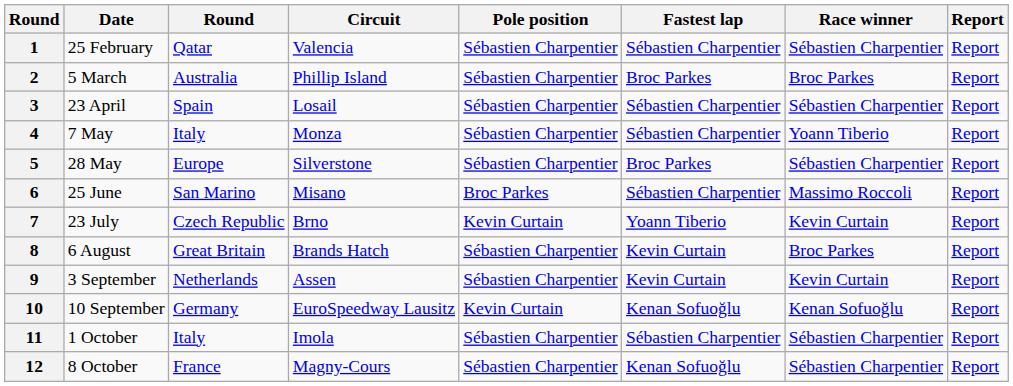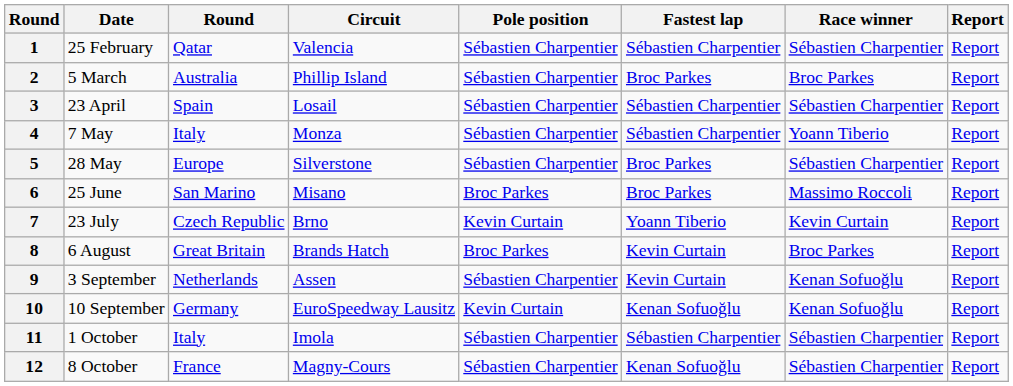(703, 192) Sébastien Charpentier -> (669, 192) Broc Parkes
(540, 250) Sébastien Charpentier -> (506, 250) Broc Parkes
(839, 279) Kevin Curtain -> (846, 279) Kenan Sofuoğlu
